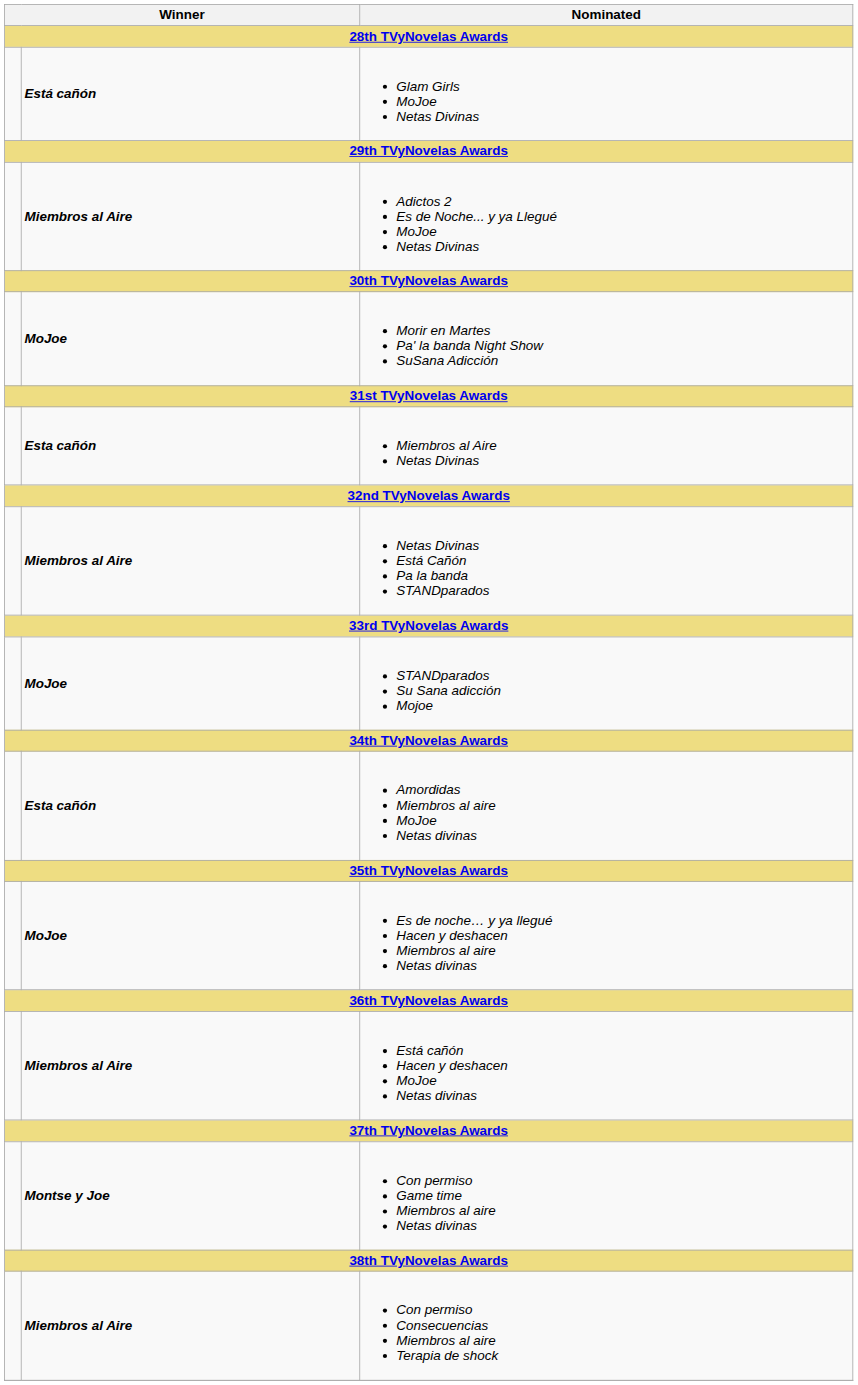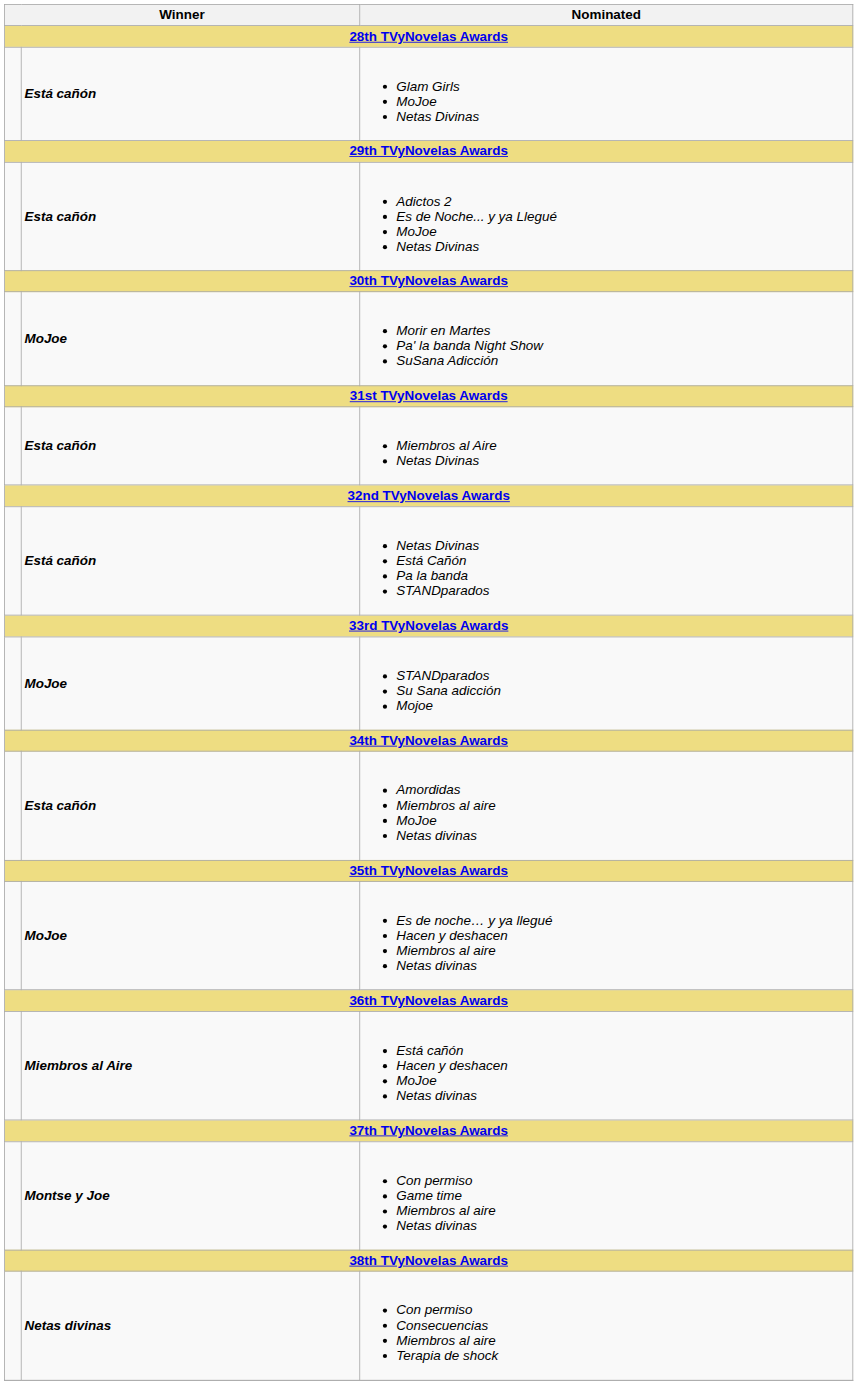(78, 216) Miembros al Aire -> (60, 216) Esta cañón
(78, 560) Miembros al Aire -> (60, 560) Está cañón
(78, 1325) Miembros al Aire -> (68, 1325) Netas divinas
